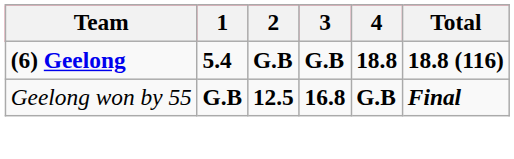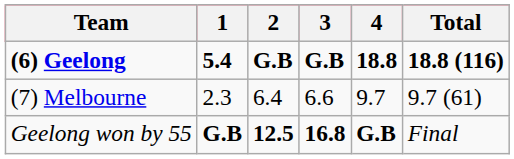+ row: (79, 97)
(434, 97) bold -> (433, 134) normal
